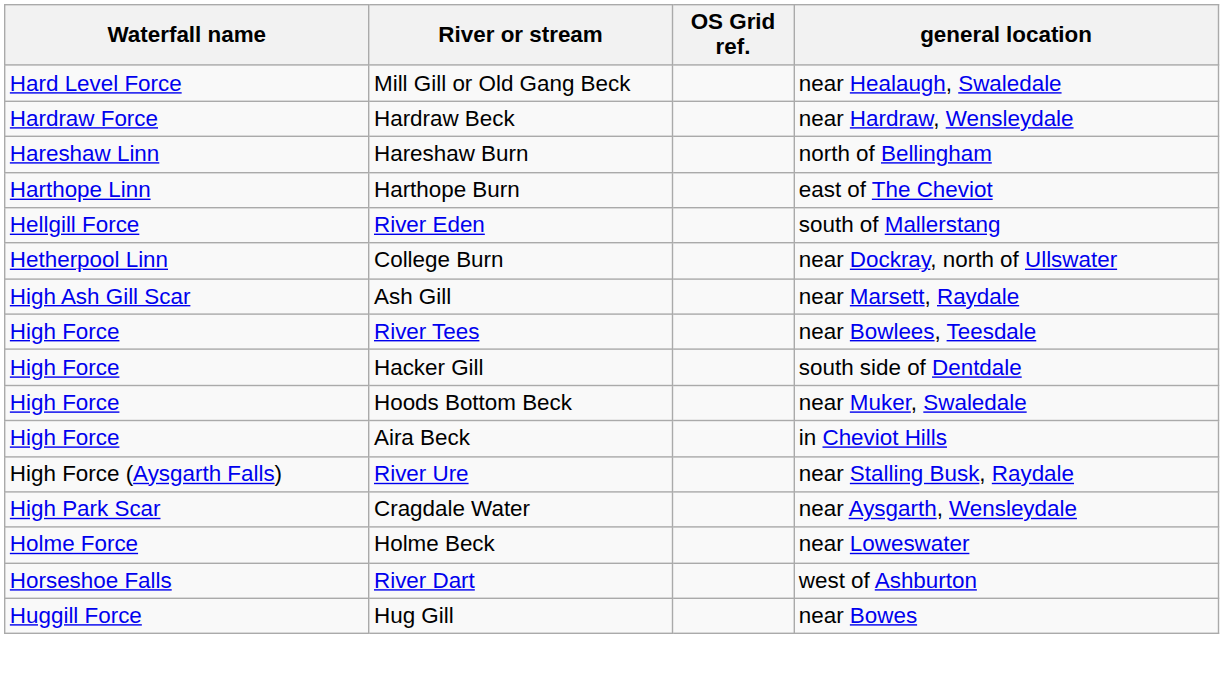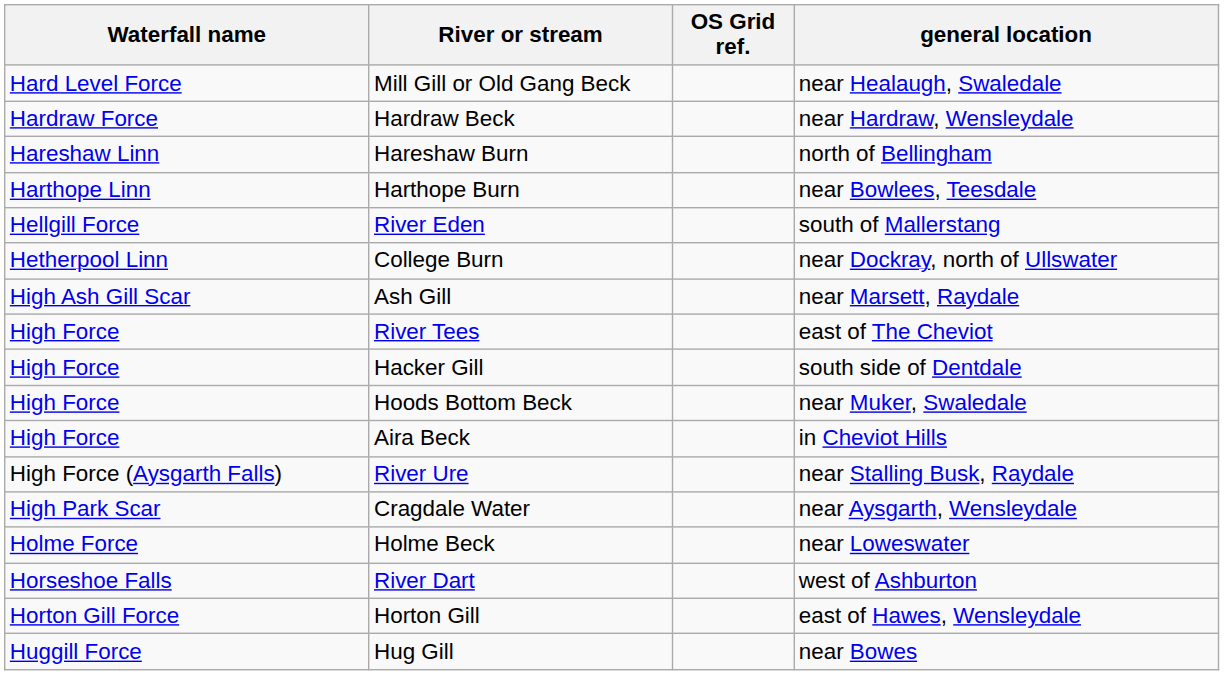(896, 189) east of The Cheviot -> (918, 189) near Bowlees, Teesdale
(918, 331) near Bowlees, Teesdale -> (896, 331) east of The Cheviot
+ row: (427, 615)
